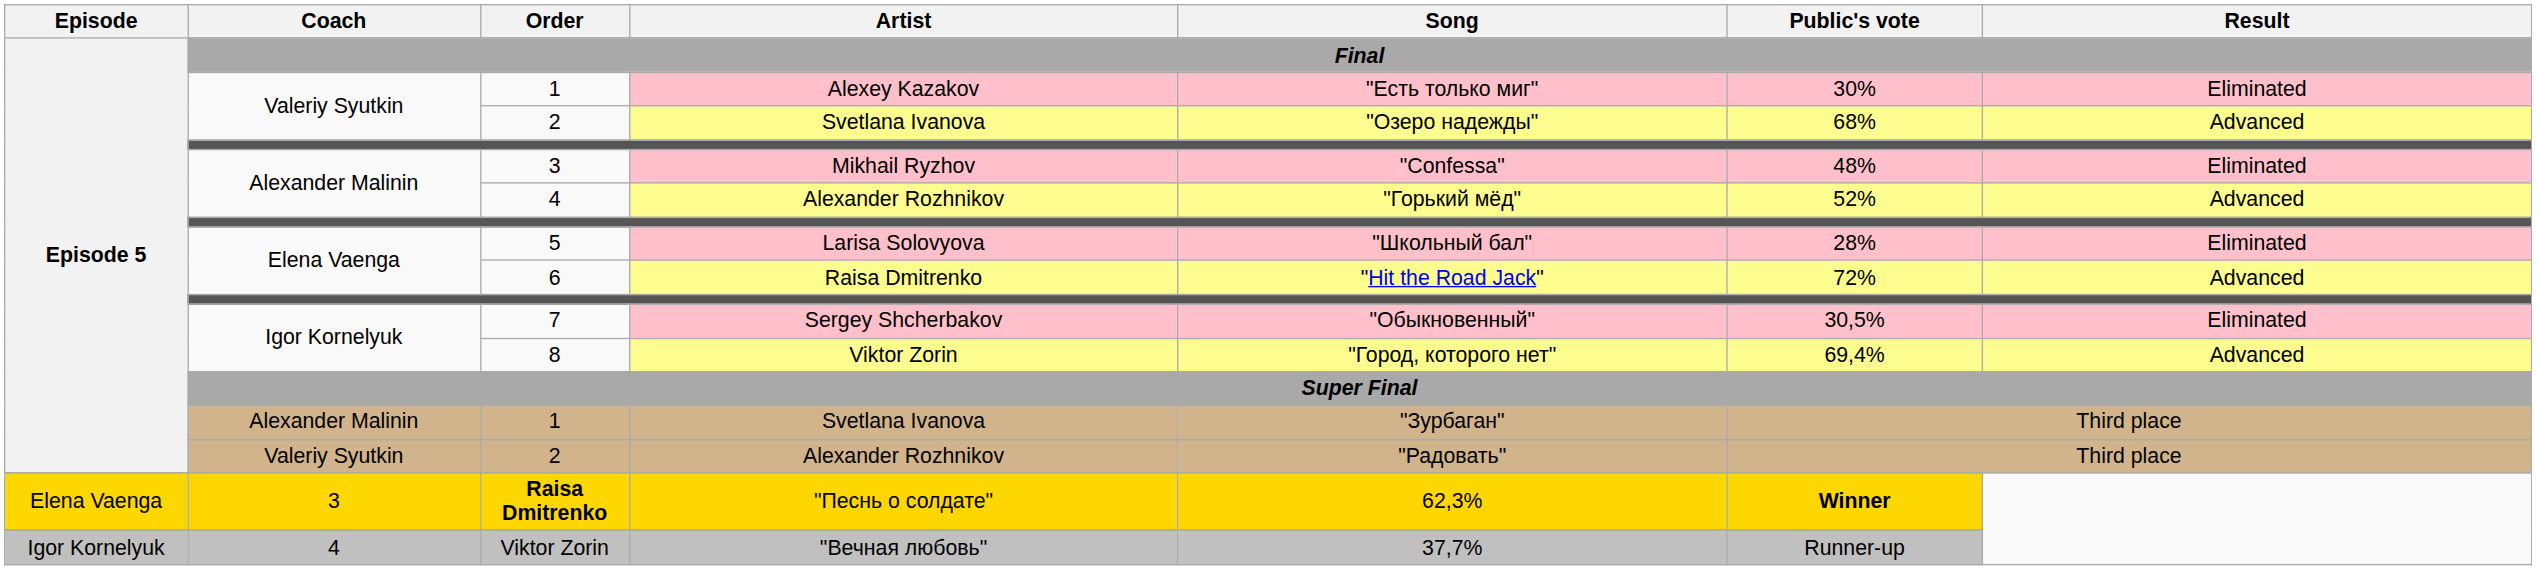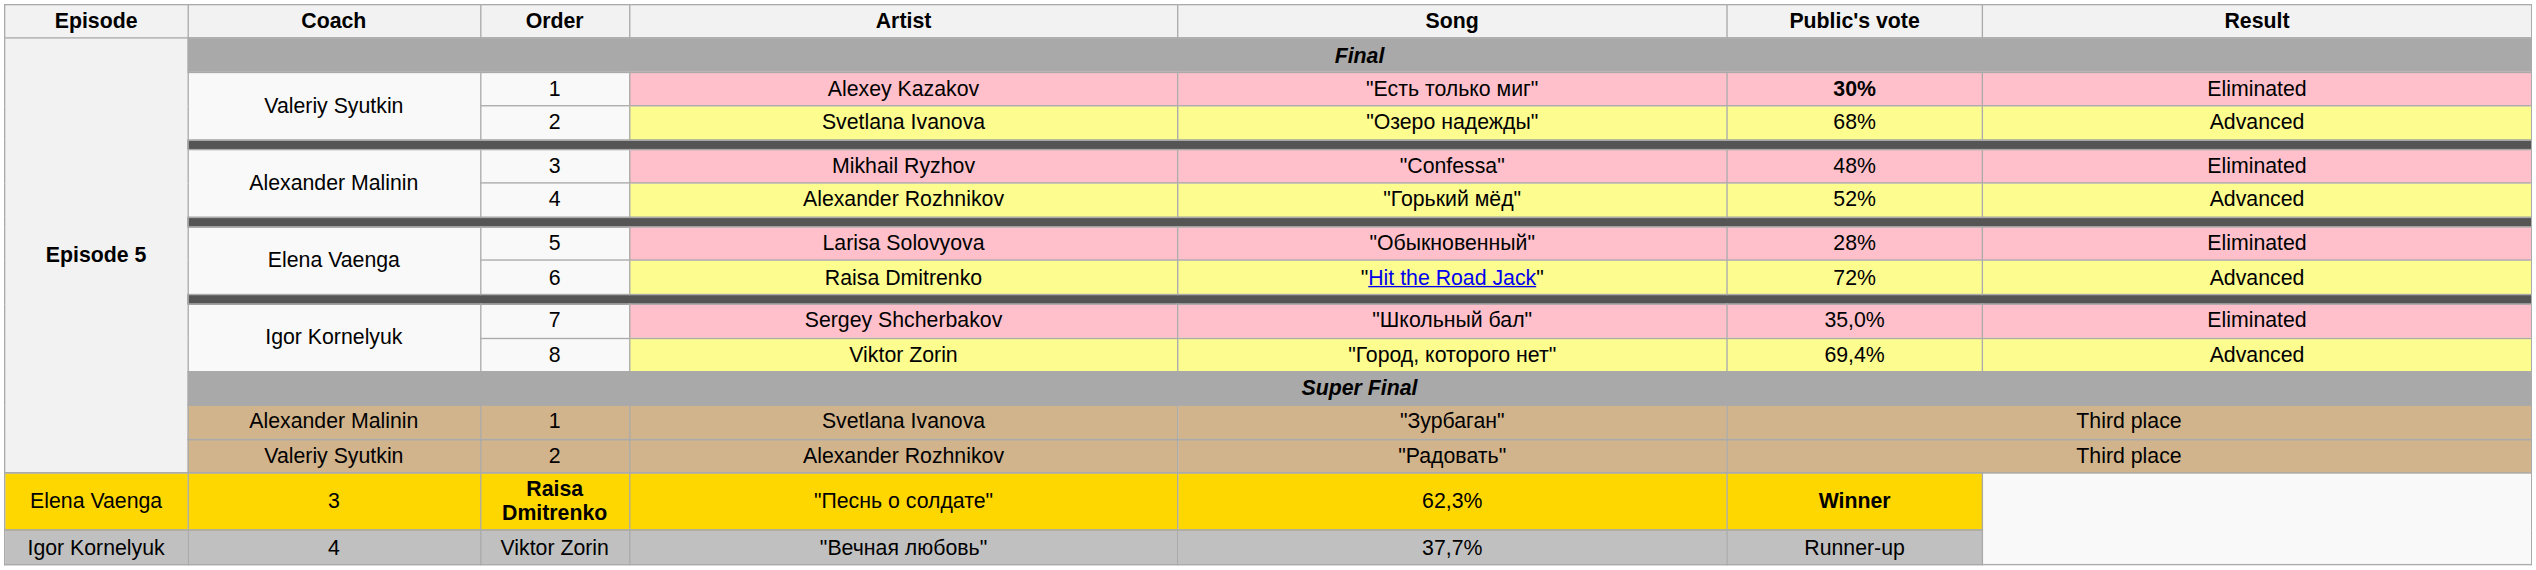(1855, 88) normal -> (1855, 88) bold
(1452, 243) "Школьный бал" -> (1452, 243) "Обыкновенный"
(1452, 320) "Обыкновенный" -> (1452, 320) "Школьный бал"
(1855, 320) 30,5% -> (1855, 320) 35,0%
